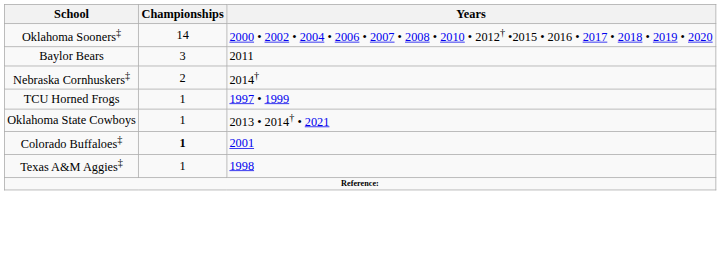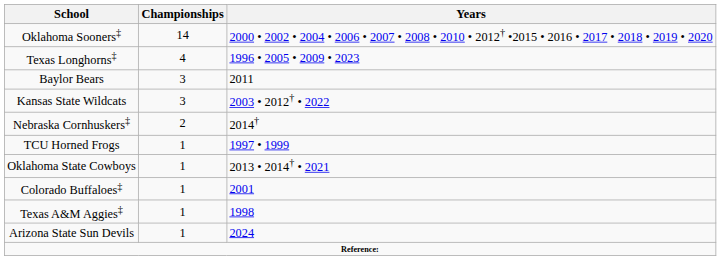+ row: (72, 58)
+ row: (72, 100)
(183, 143) bold -> (183, 188) normal
+ row: (72, 232)
